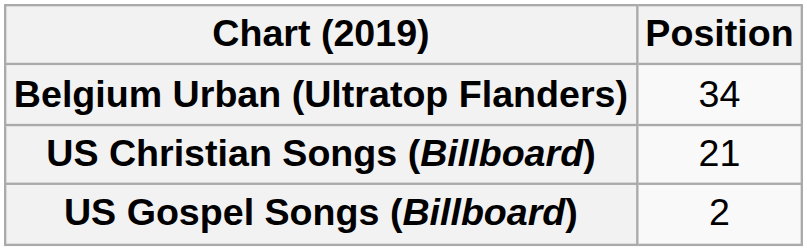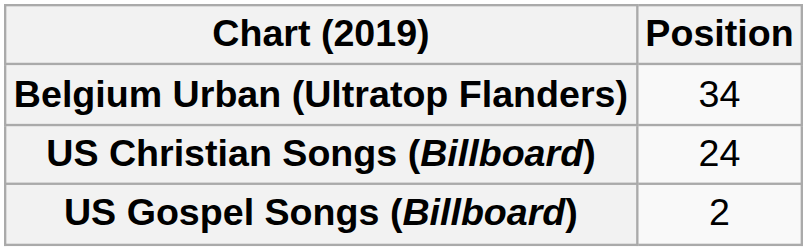(720, 153) 21 -> (720, 153) 24
